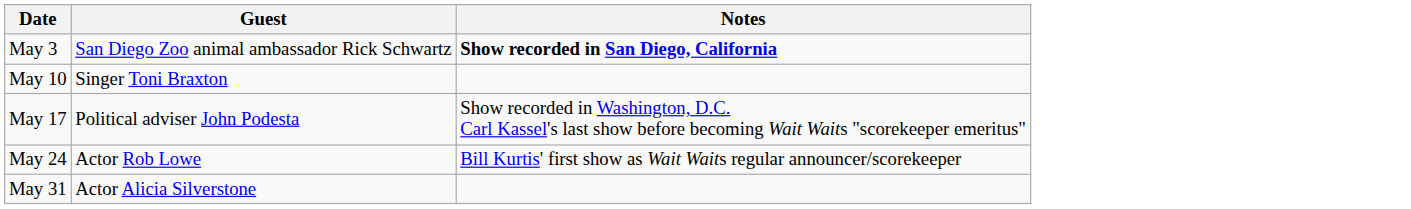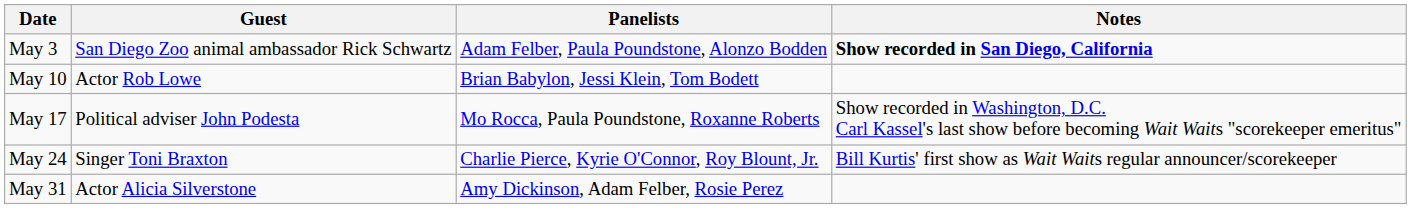+ column: (644, 19)
(151, 78) Singer Toni Braxton -> (138, 78) Actor Rob Lowe
(138, 159) Actor Rob Lowe -> (151, 159) Singer Toni Braxton
